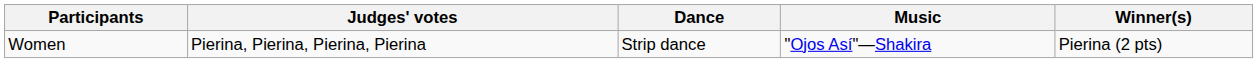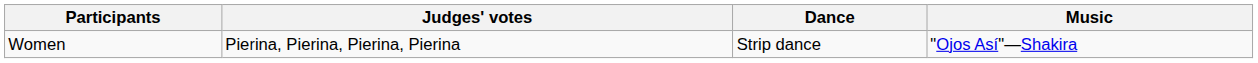- column: (1154, 17)
